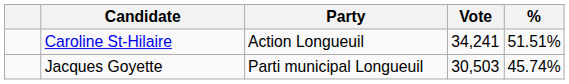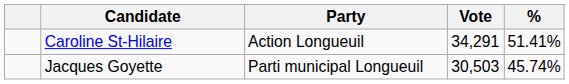(475, 41) 34,241 -> (475, 41) 34,291
(534, 41) 51.51% -> (534, 41) 51.41%
